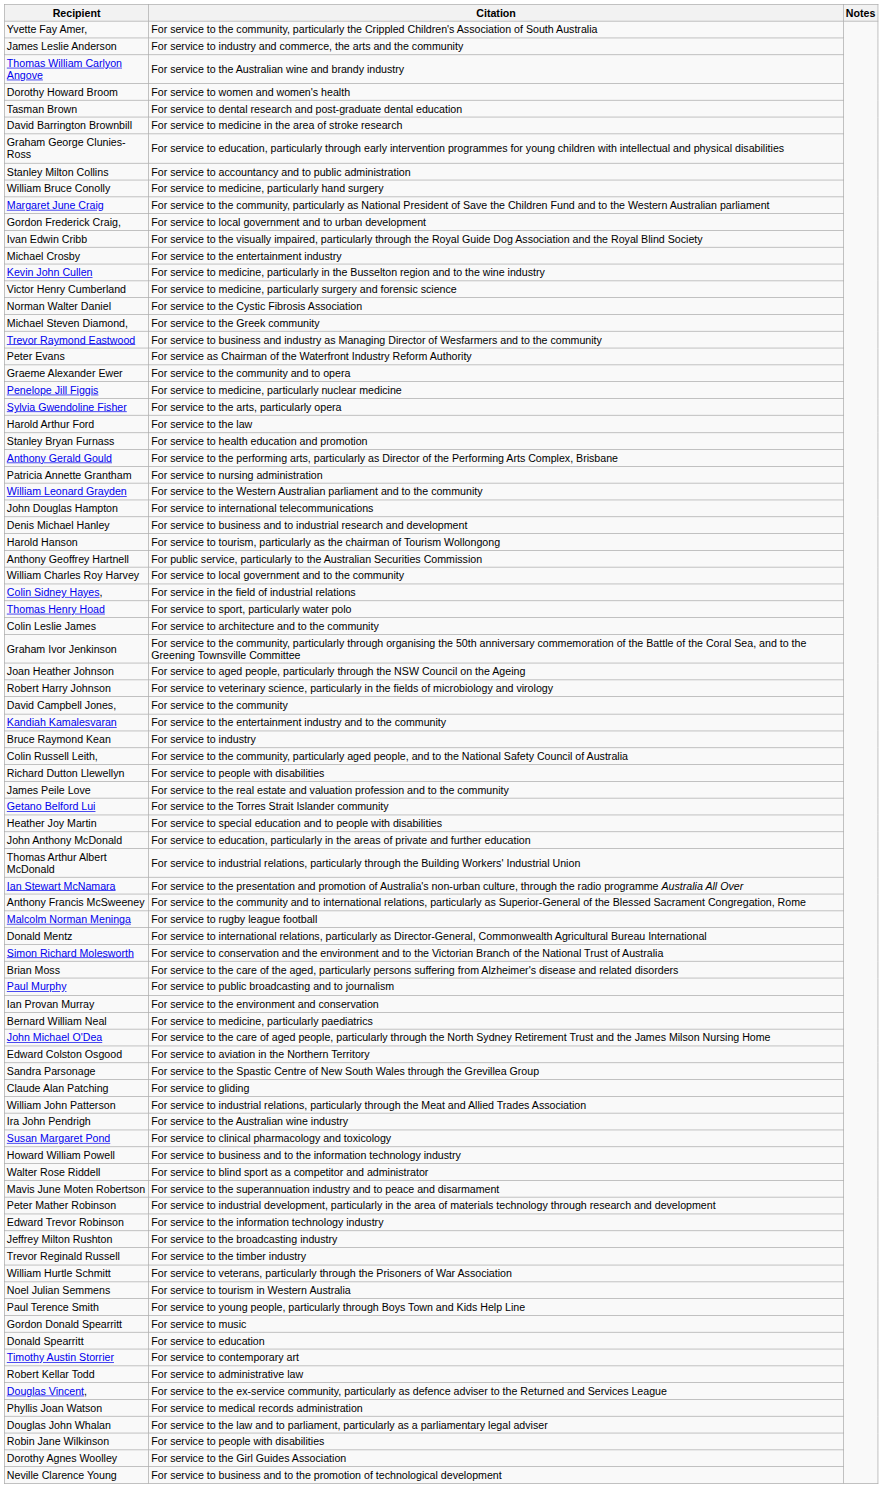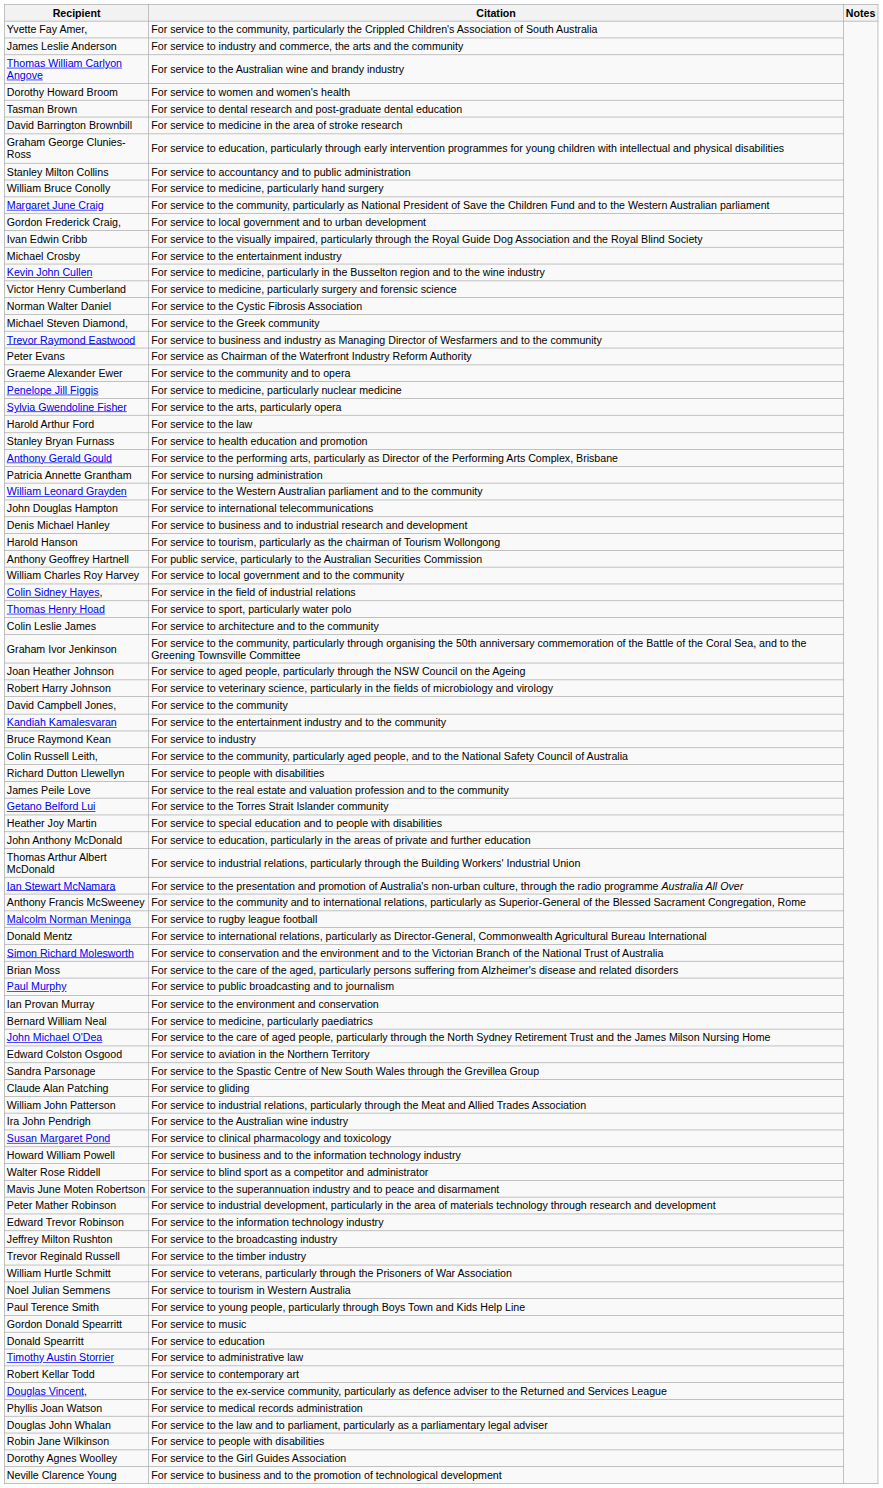(225, 1358) For service to contemporary art -> (227, 1358) For service to administrative law
(227, 1374) For service to administrative law -> (225, 1374) For service to contemporary art
